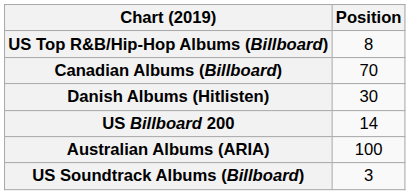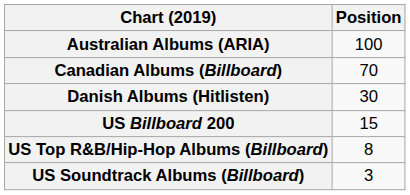rows swapped: (168, 149) <-> (168, 44)
(369, 123) 14 -> (369, 123) 15
